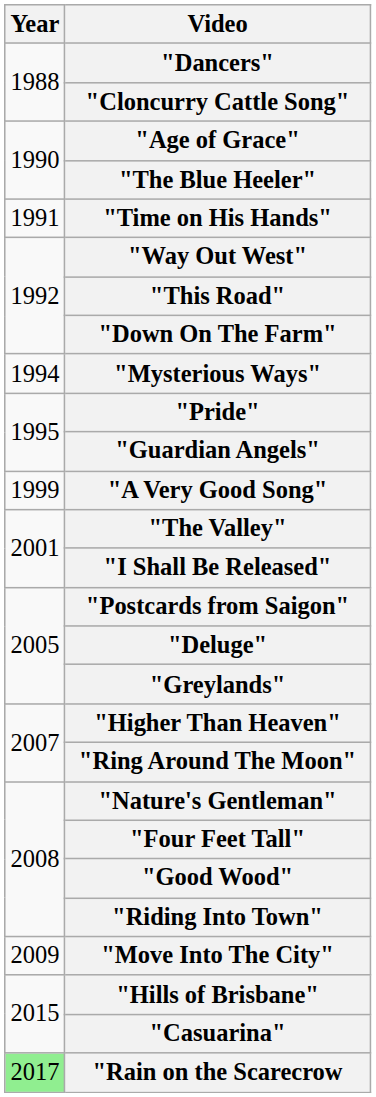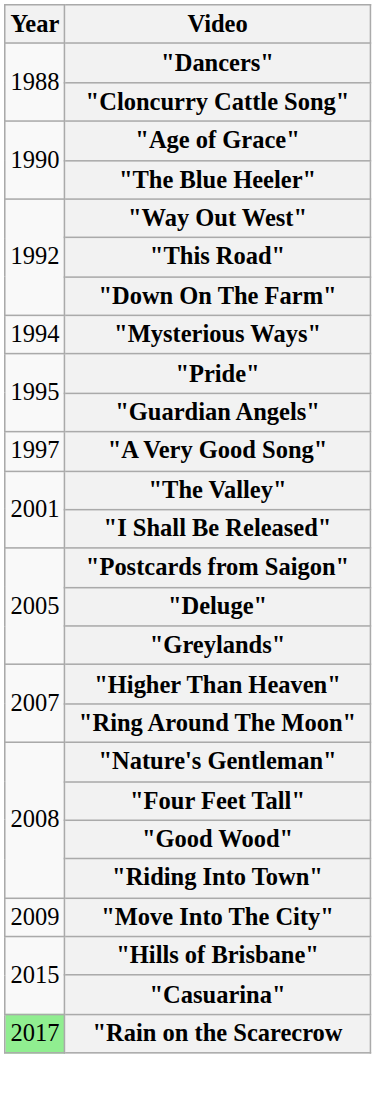- row: (218, 218)
(35, 489) 1999 -> (35, 450) 1997
